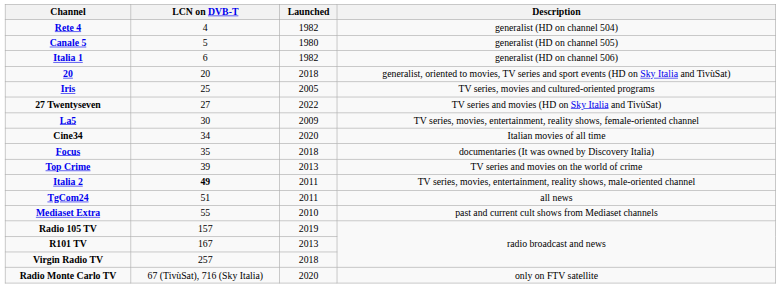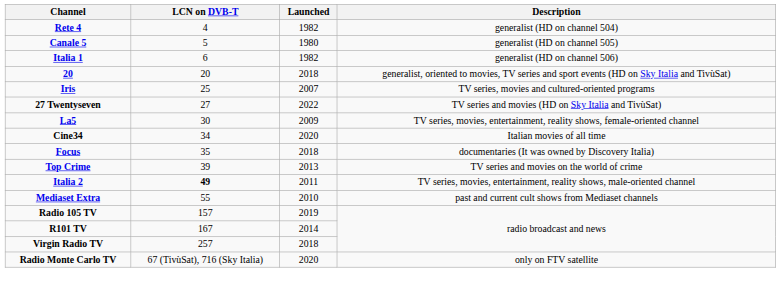(309, 89) 2005 -> (309, 89) 2007
- row: (68, 197)
(309, 244) 2013 -> (309, 228) 2014
